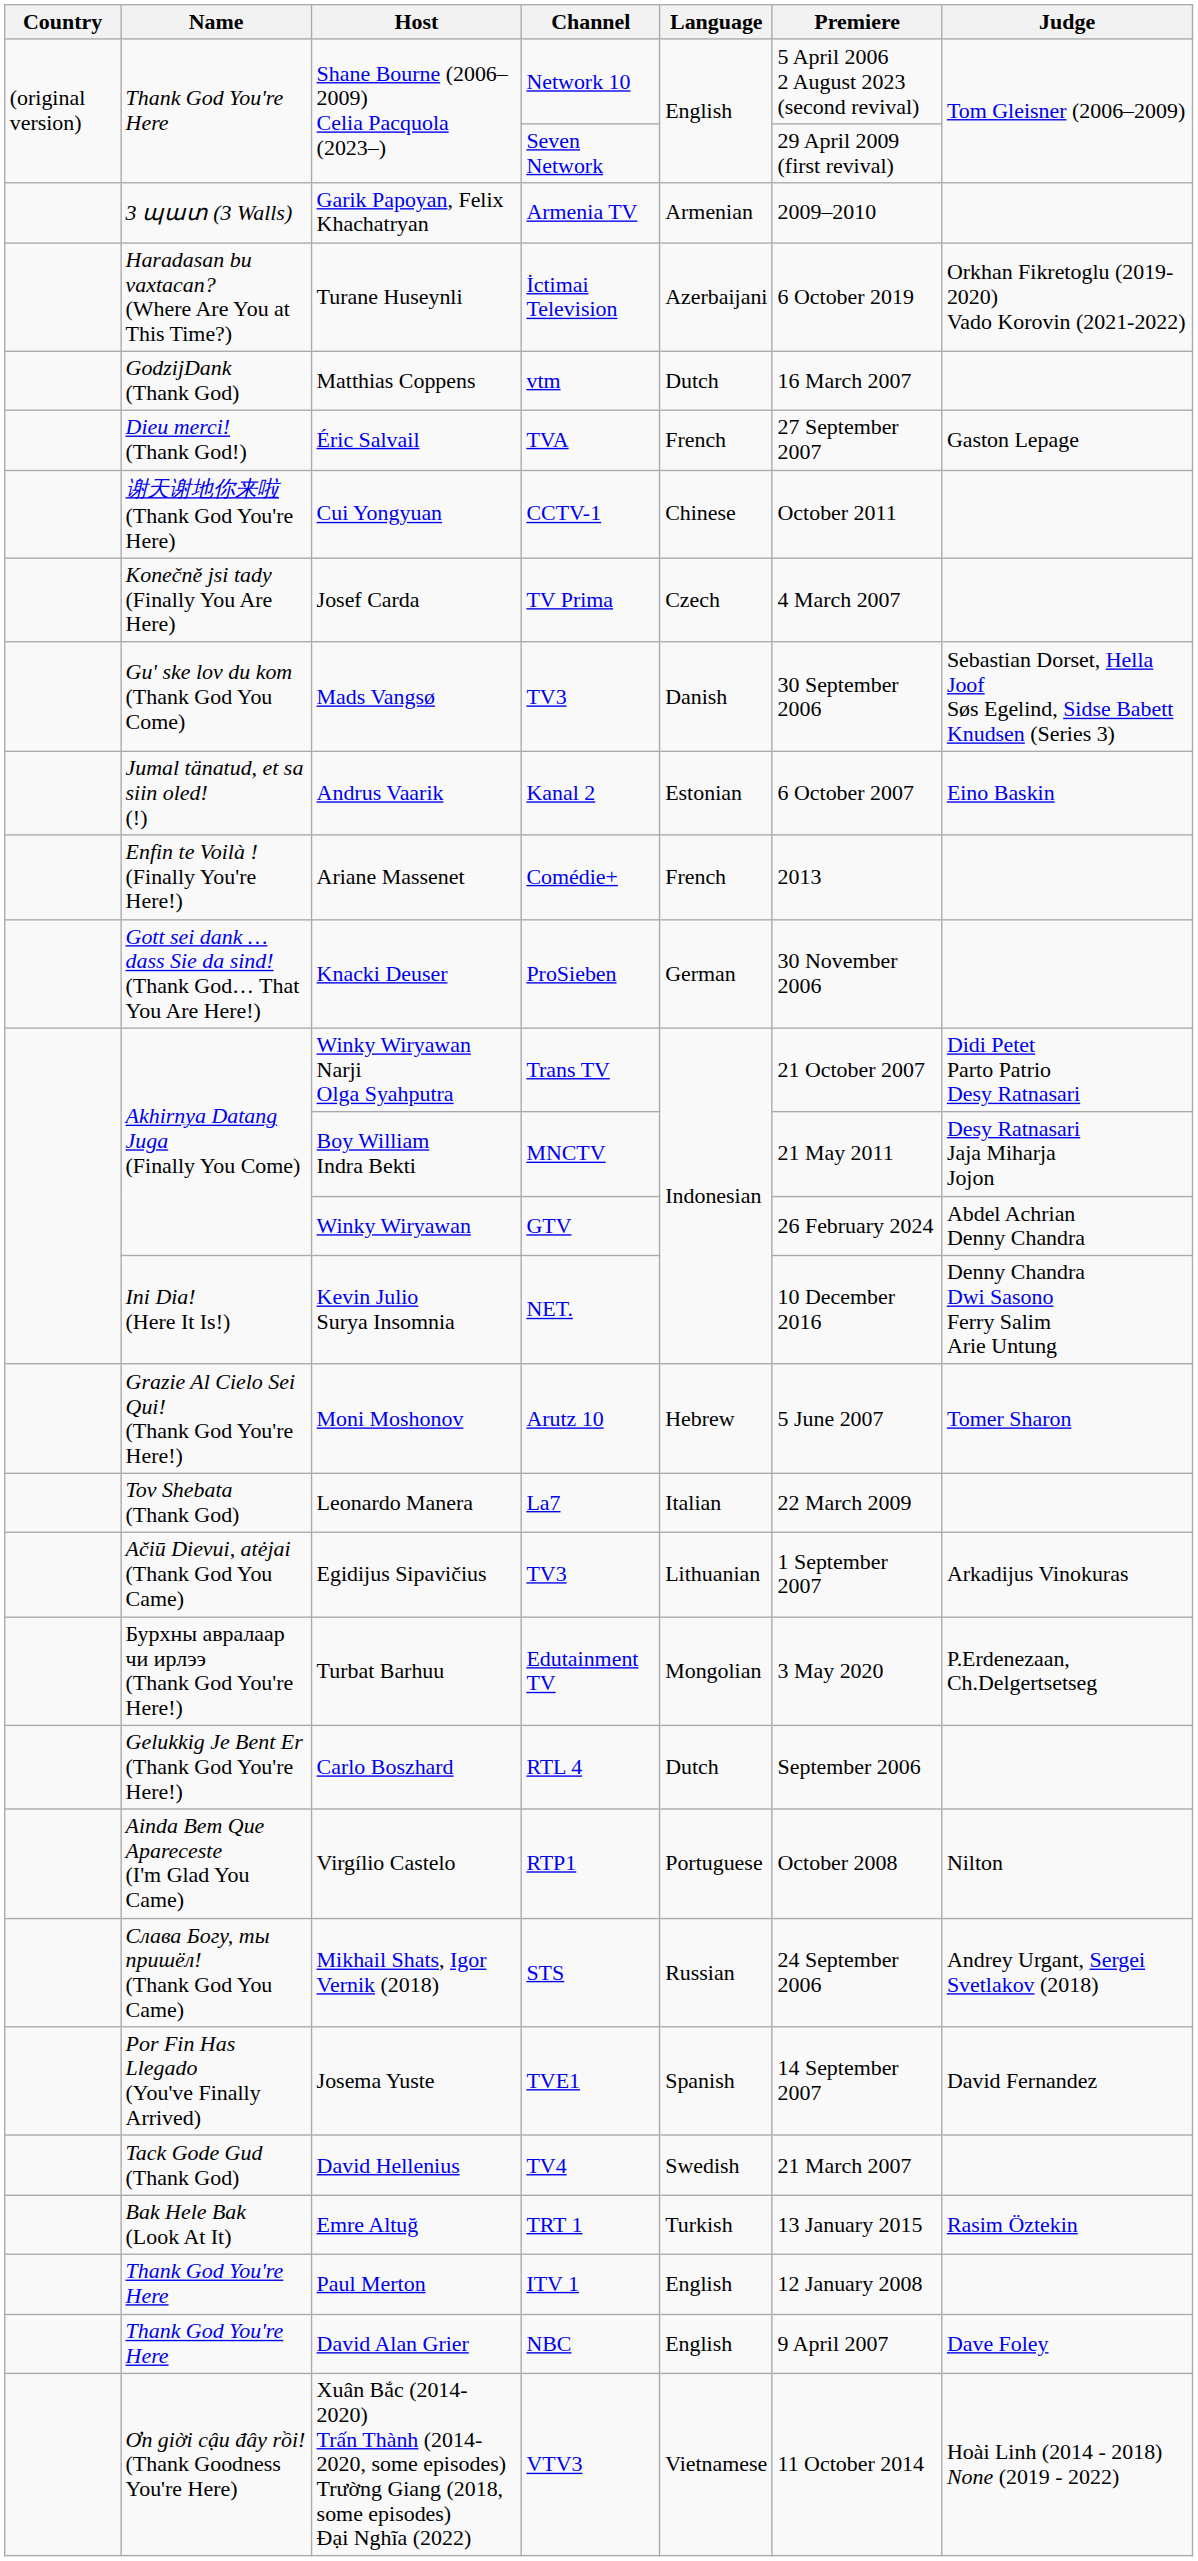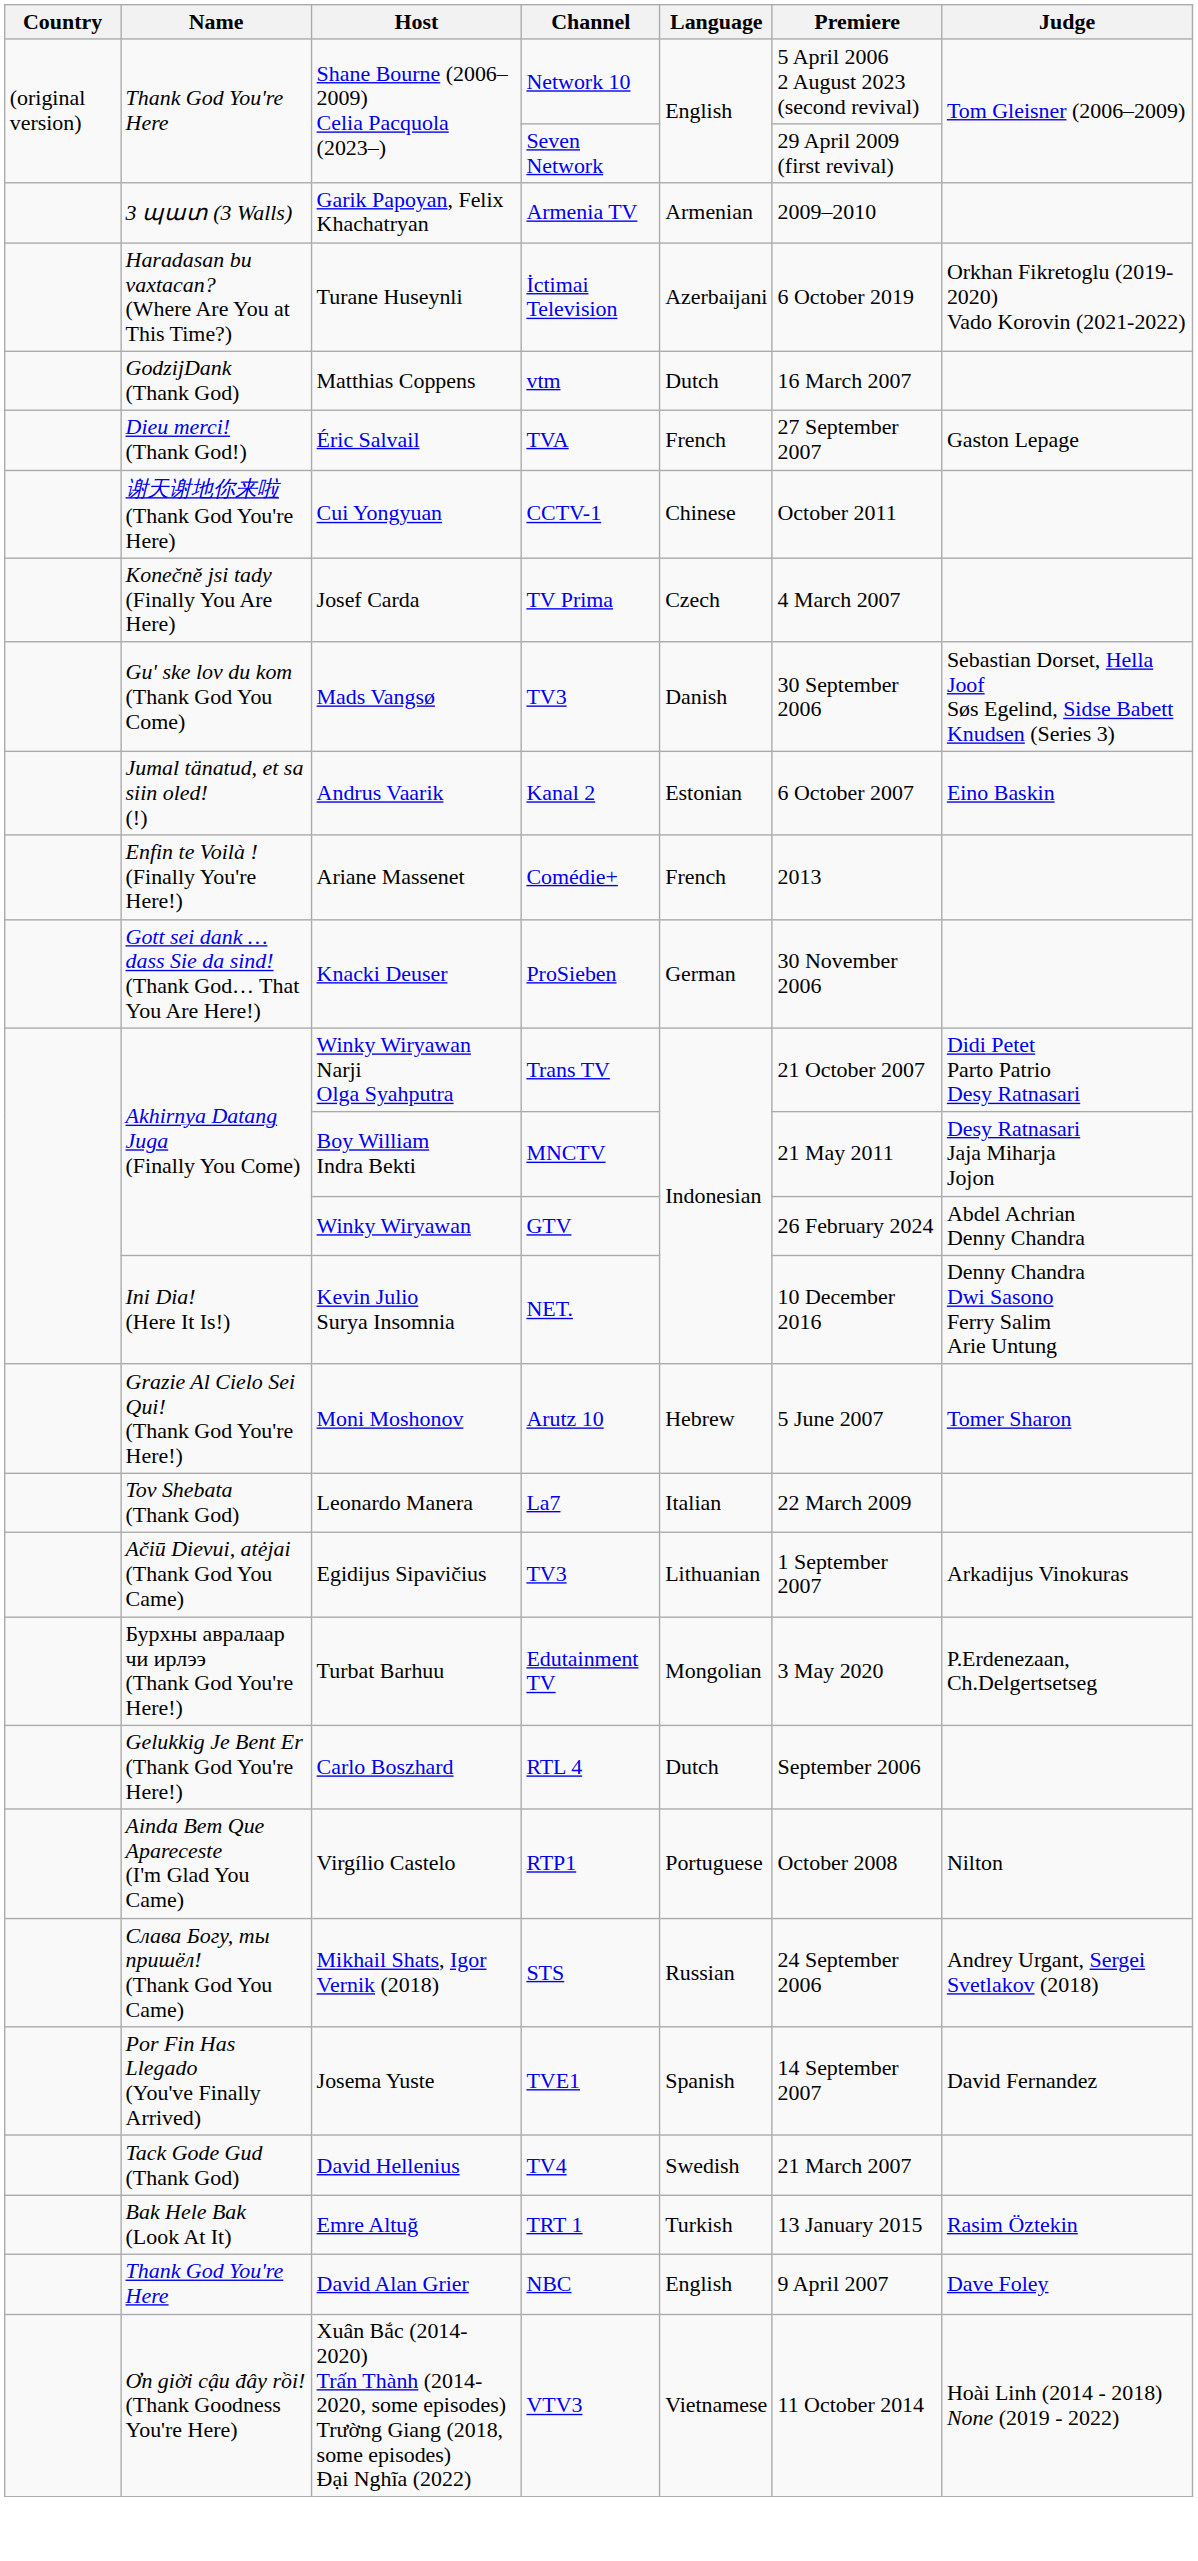- row: (371, 2283)
